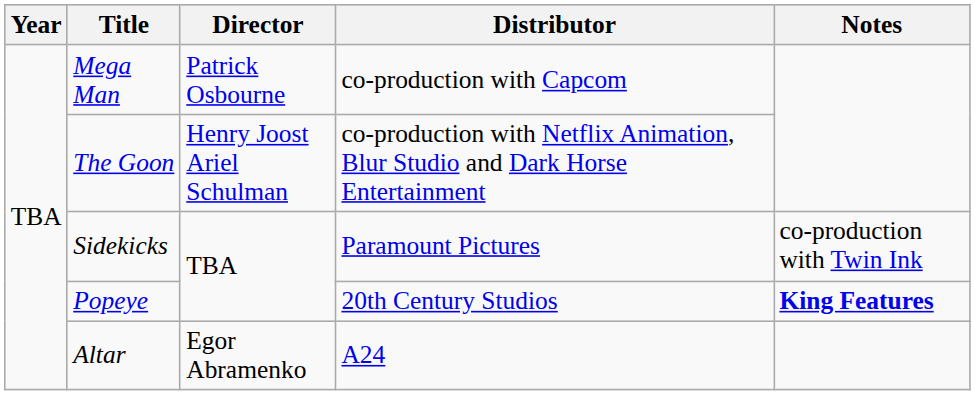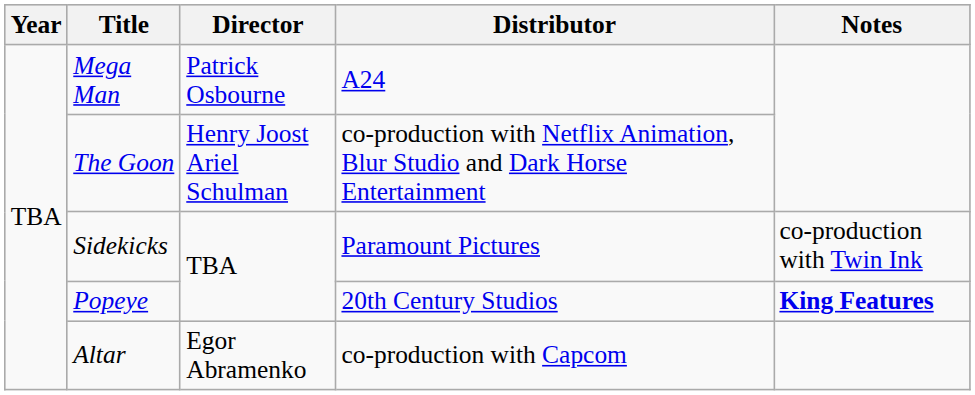(484, 79) co-production with Capcom -> (363, 79) A24
(363, 355) A24 -> (484, 355) co-production with Capcom
